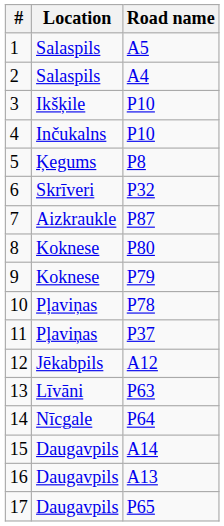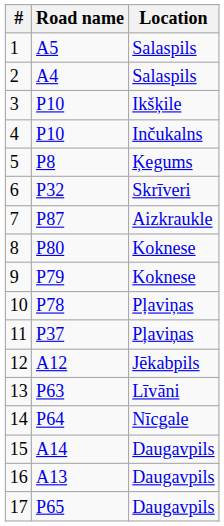columns swapped: (171, 18) <-> (77, 18)
